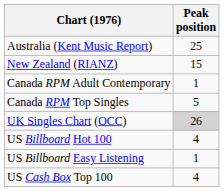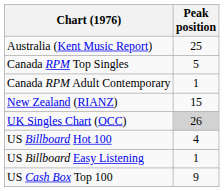rows swapped: (68, 102) <-> (62, 64)
(196, 177) 4 -> (196, 177) 9
